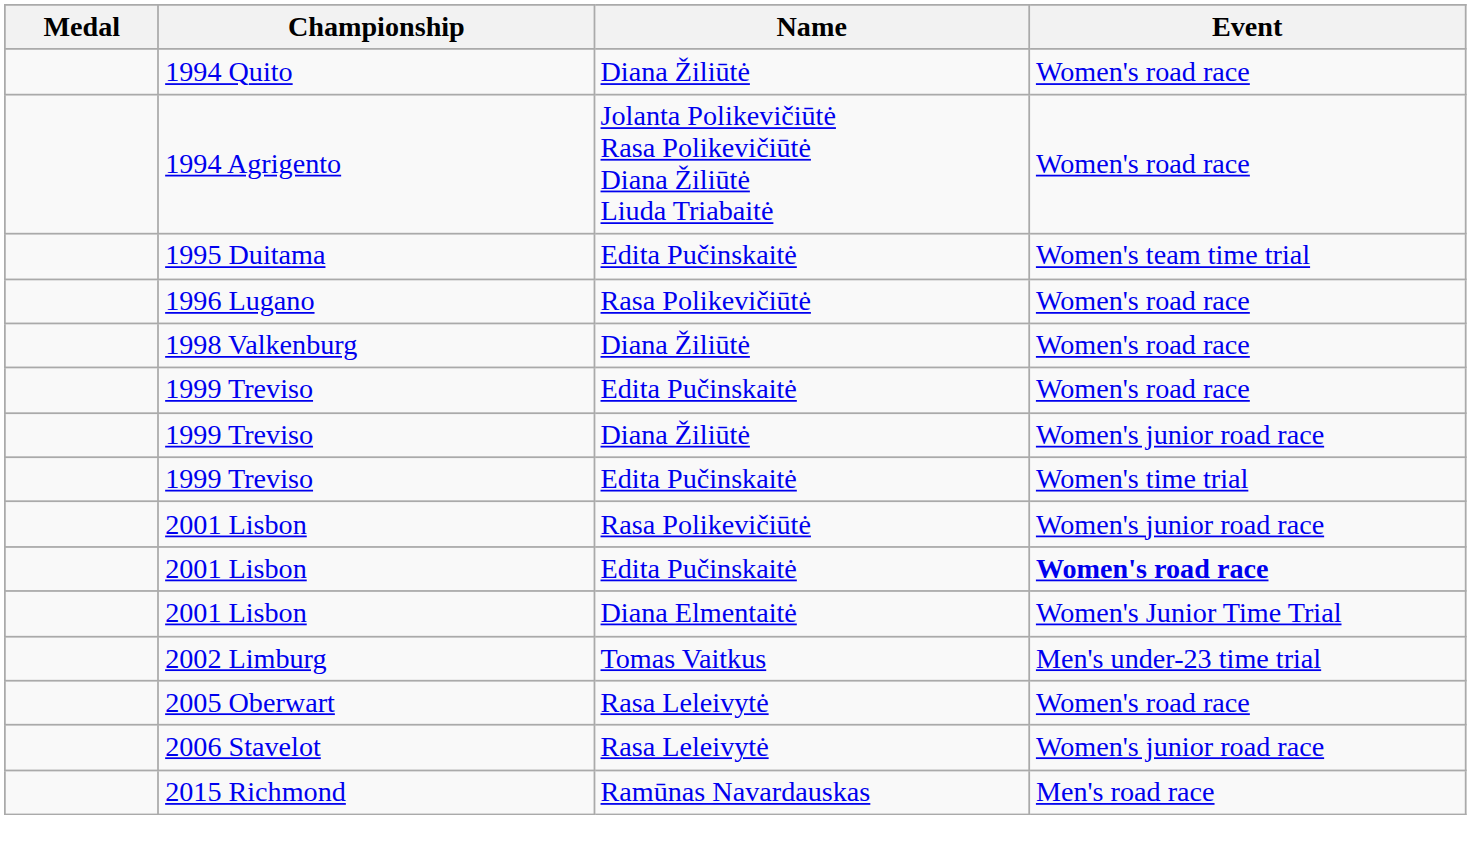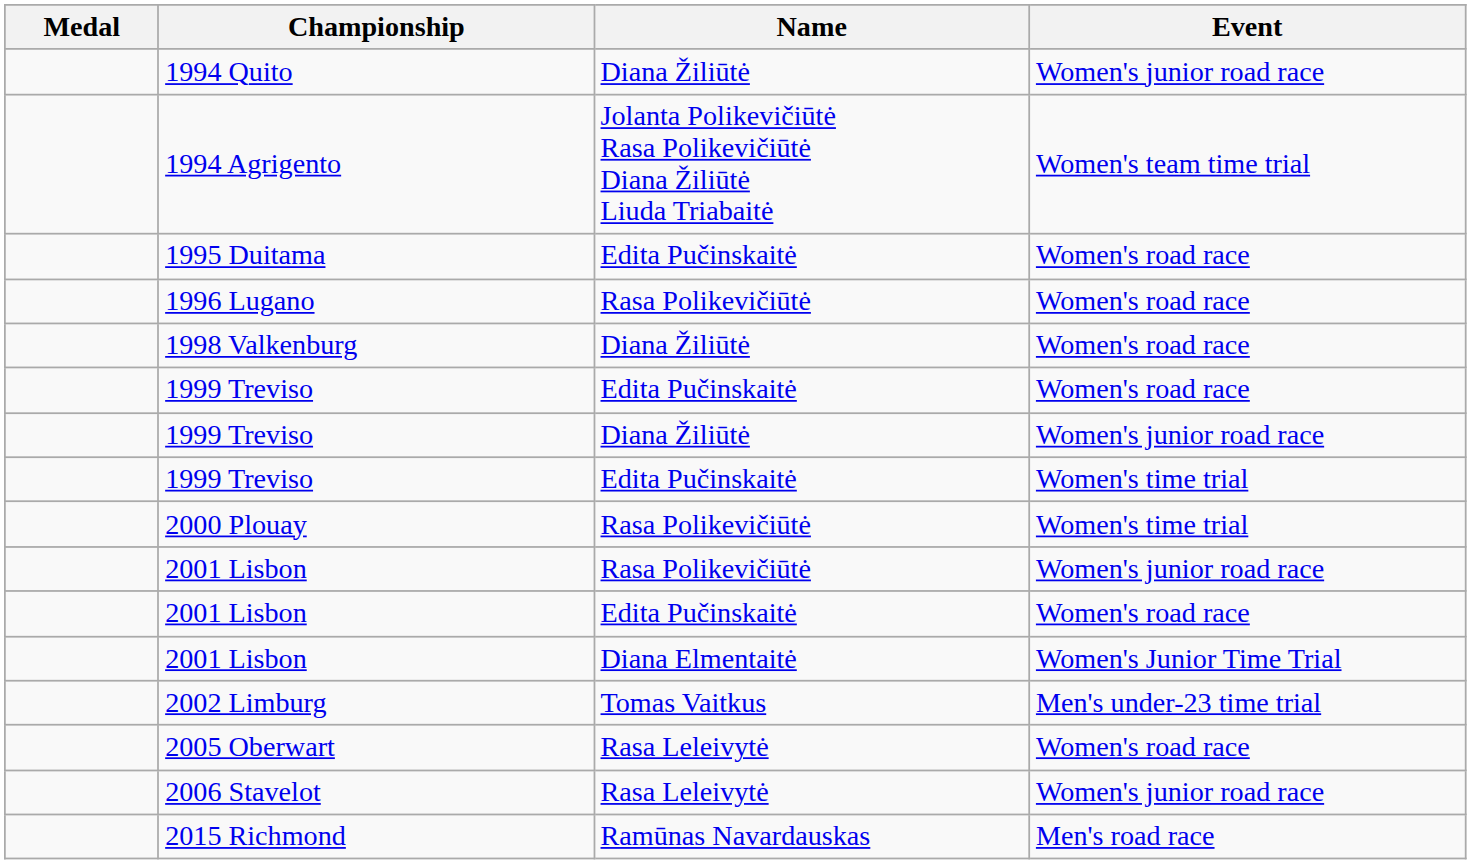(1143, 71) Women's road race -> (1180, 71) Women's junior road race
(1143, 163) Women's road race -> (1173, 163) Women's team time trial
(1173, 255) Women's team time trial -> (1143, 255) Women's road race
+ row: (236, 523)
(1152, 568) bold -> (1143, 613) normal
